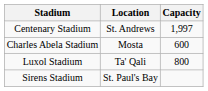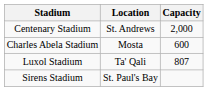(182, 29) 1,997 -> (182, 29) 2,000
(182, 62) 800 -> (182, 62) 807
